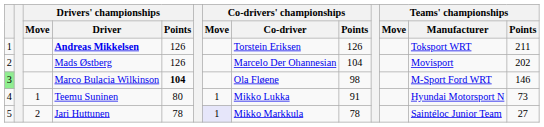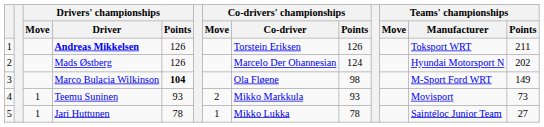(355, 62) 104 -> (355, 62) 124
(432, 62) Movisport -> (458, 62) Hyundai Motorsport N
(9, 79) lightgreen background -> (9, 79) no background
(523, 79) 146 -> (523, 79) 149
(178, 96) 80 -> (178, 96) 93
(217, 96) 1 -> (217, 96) 2
(262, 96) Mikko Lukka -> (269, 96) Mikko Markkula
(355, 96) 91 -> (355, 96) 93
(458, 96) Hyundai Motorsport N -> (432, 96) Movisport
(37, 113) 2 -> (37, 113) 1
(217, 113) lavender background -> (217, 113) no background
(269, 113) Mikko Markkula -> (262, 113) Mikko Lukka
